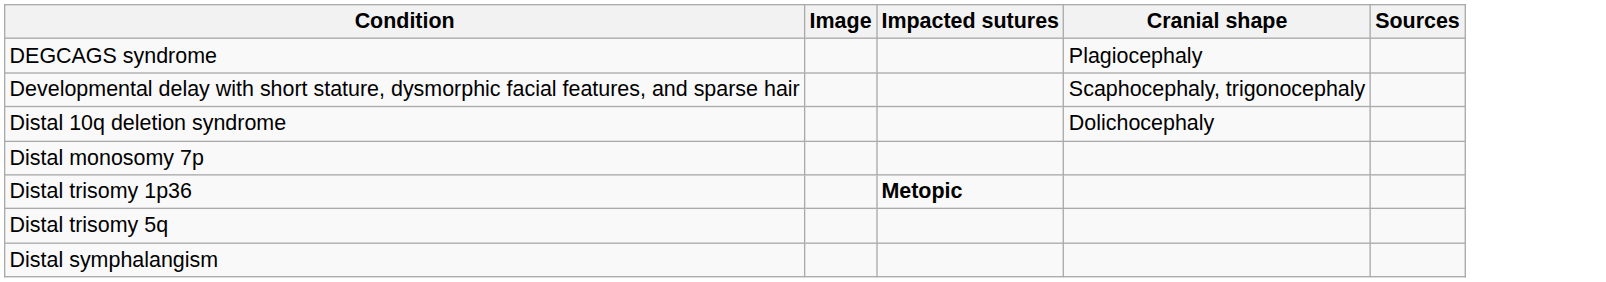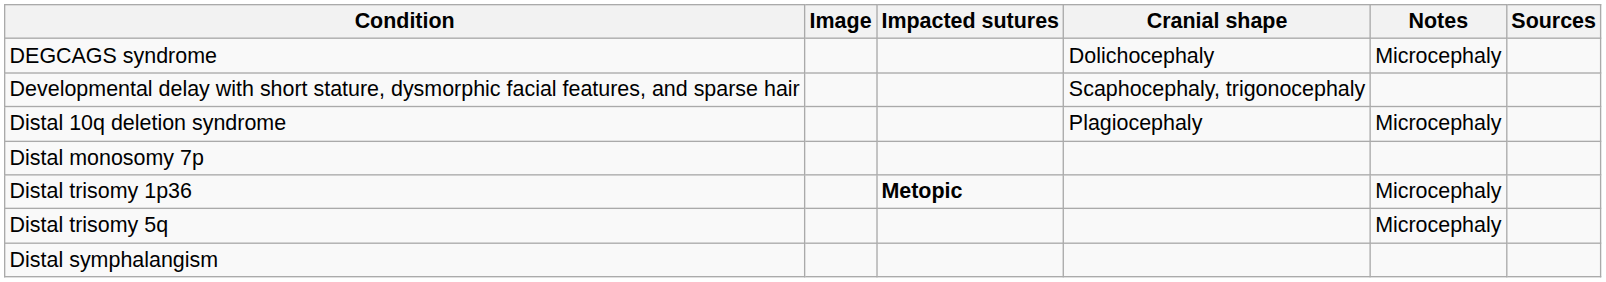+ column: (1438, 21)
(1136, 55) Plagiocephaly -> (1142, 55) Dolichocephaly
(1142, 123) Dolichocephaly -> (1136, 123) Plagiocephaly
